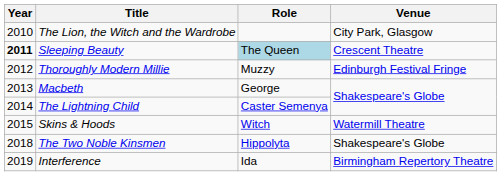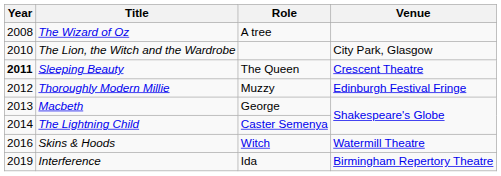+ row: (84, 32)
(270, 50) lightblue background -> (270, 69) no background
(20, 124) 2015 -> (20, 143) 2016
- row: (102, 143)
